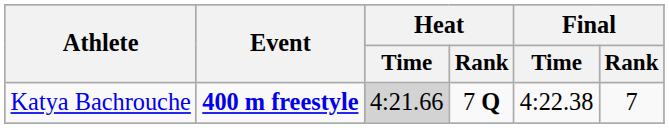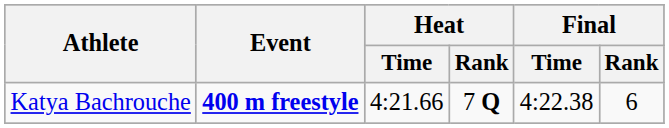(407, 103) lightgrey background -> (407, 103) no background
(632, 103) 7 -> (632, 103) 6
